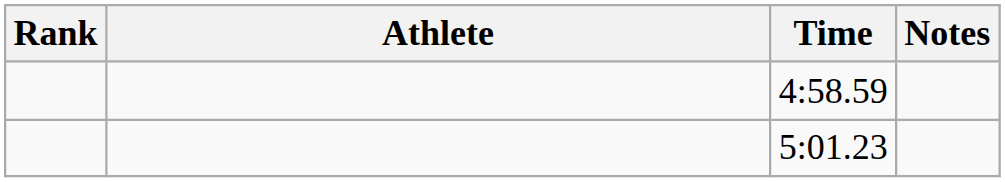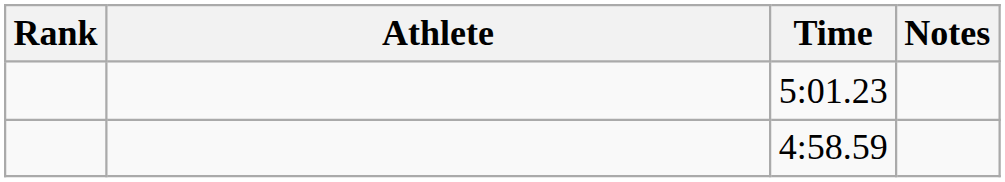rows swapped: (833, 90) <-> (833, 147)
